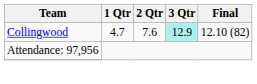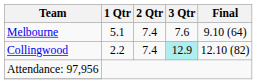+ row: (33, 32)
(117, 32) 4.7 -> (117, 50) 2.2
(150, 32) 7.6 -> (150, 50) 7.4
